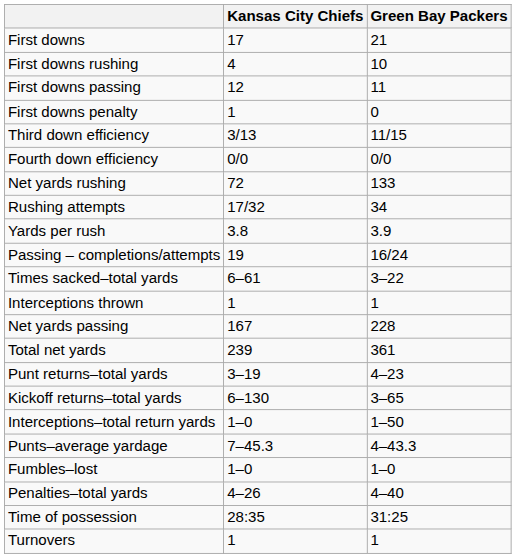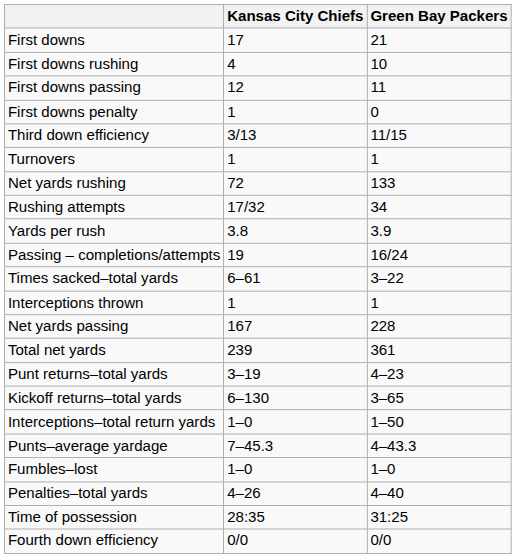rows swapped: (83, 159) <-> (42, 541)
